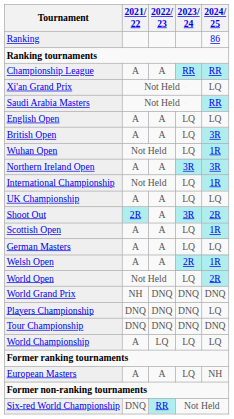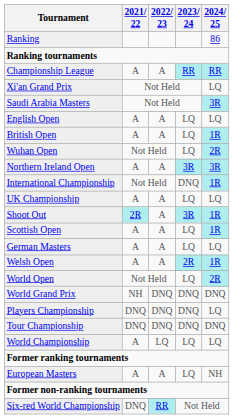(215, 103) RR -> (215, 103) 3R
(215, 134) 3R -> (215, 134) 1R
(215, 150) 1R -> (215, 150) 2R
(189, 182) LQ -> (189, 182) DNQ
(215, 214) 2R -> (215, 214) 1R
